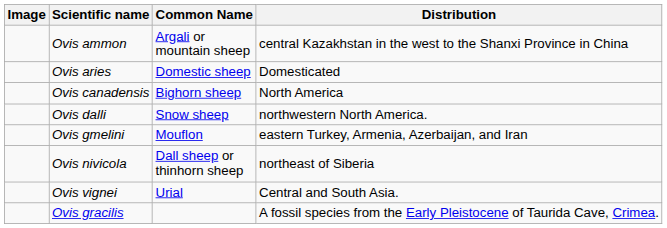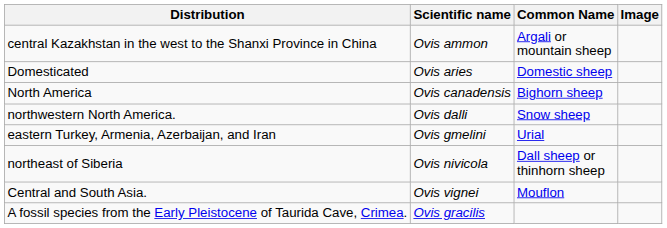columns swapped: (27, 15) <-> (459, 15)
(179, 135) Mouflon -> (531, 135) Urial
(169, 192) Urial -> (541, 192) Mouflon
